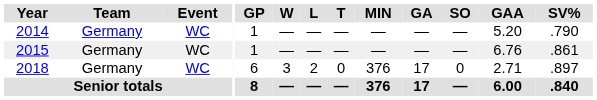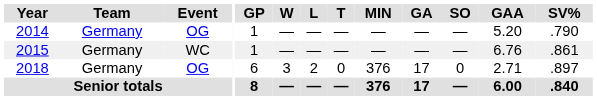(198, 31) WC -> (198, 31) OG
(198, 68) WC -> (198, 68) OG
